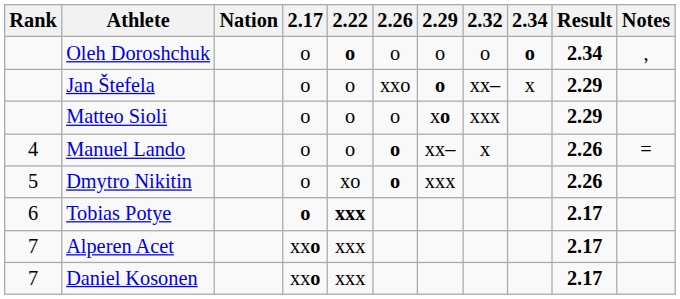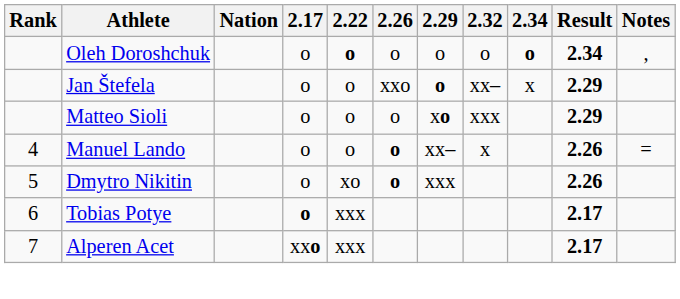(350, 213) bold -> (350, 213) normal
- row: (132, 278)
